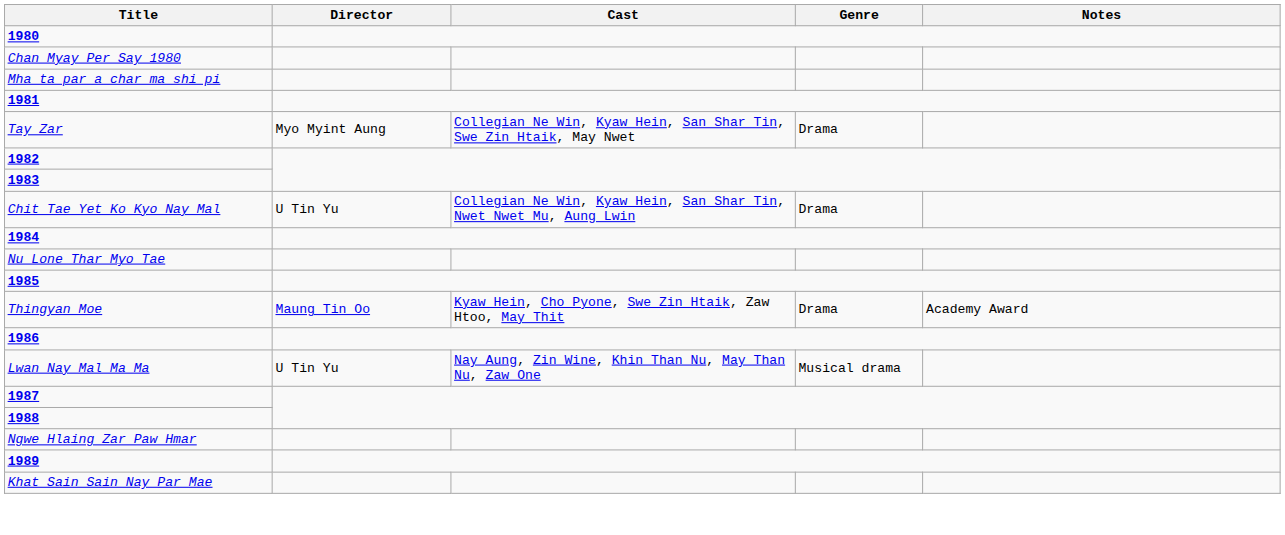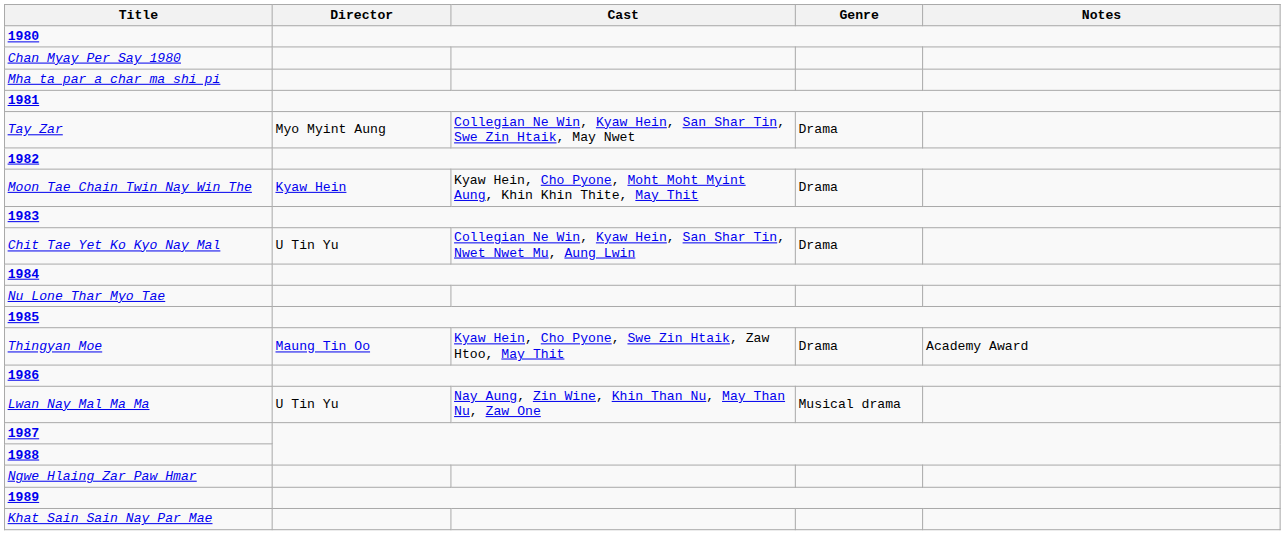+ row: (130, 188)
